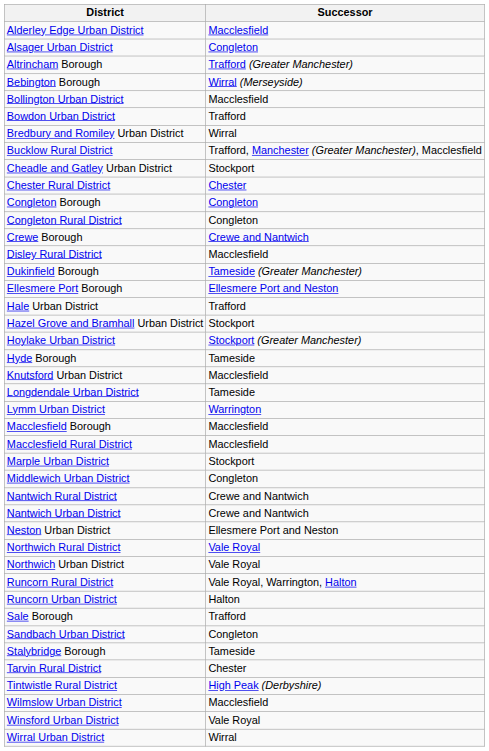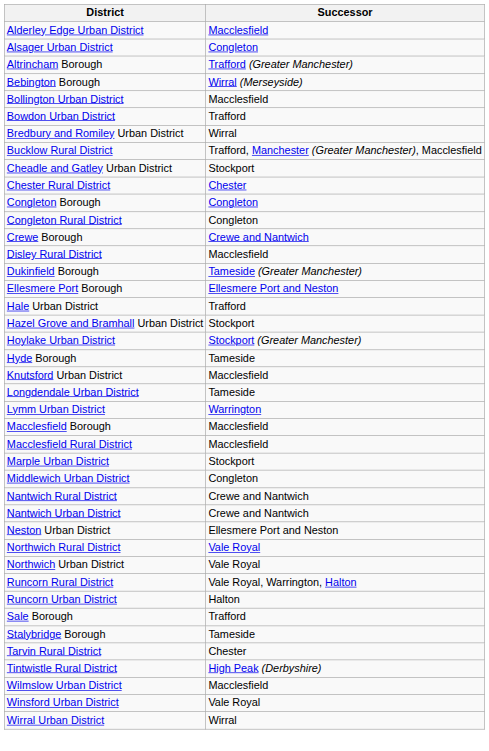- row: (66, 634)
